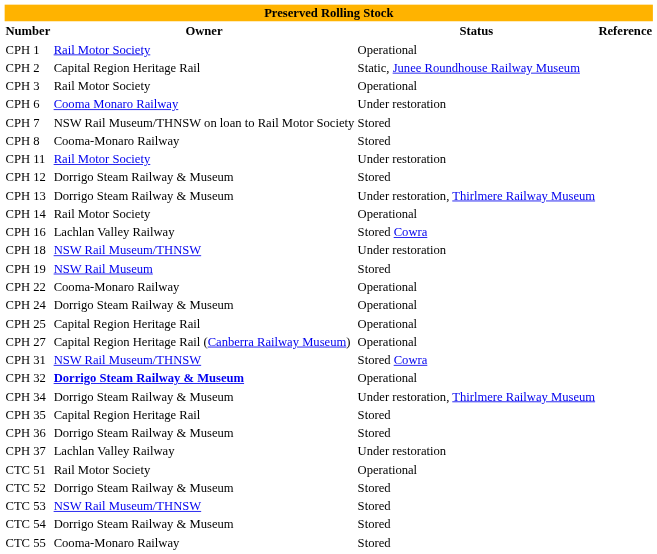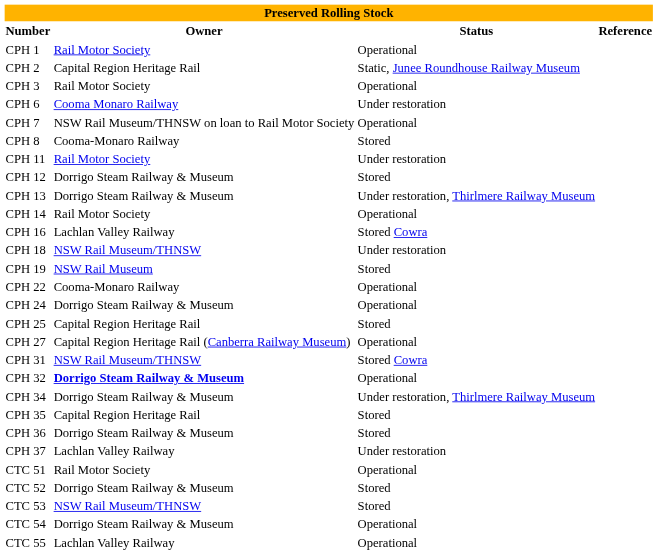(374, 122) Stored -> (387, 122) Operational
(387, 323) Operational -> (374, 323) Stored
(374, 524) Stored -> (387, 524) Operational
(116, 542) Cooma-Monaro Railway -> (114, 542) Lachlan Valley Railway
(374, 542) Stored -> (387, 542) Operational
